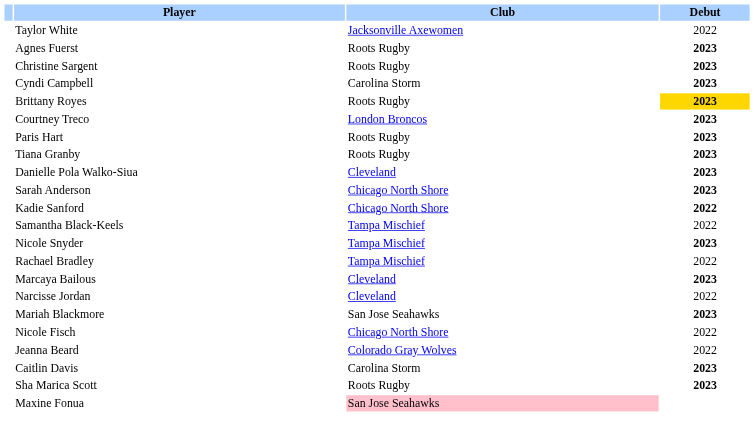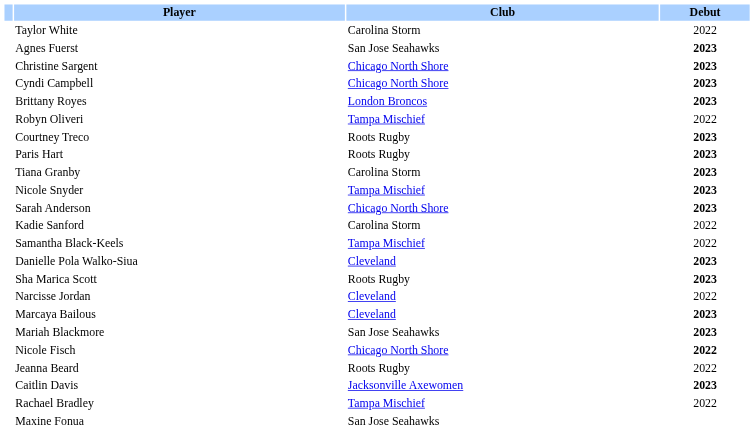(406, 30) Jacksonville Axewomen -> (384, 30) Carolina Storm
(379, 48) Roots Rugby -> (394, 48) San Jose Seahawks
(379, 66) Roots Rugby -> (398, 66) Chicago North Shore
(384, 83) Carolina Storm -> (398, 83) Chicago North Shore
(379, 101) Roots Rugby -> (387, 101) London Broncos
(705, 101) gold background -> (705, 101) no background
+ row: (49, 119)
(387, 119) London Broncos -> (379, 137) Roots Rugby
(379, 154) Roots Rugby -> (384, 172) Carolina Storm
rows swapped: (49, 243) <-> (76, 172)
(398, 208) Chicago North Shore -> (384, 225) Carolina Storm
(705, 208) bold -> (705, 225) normal
rows swapped: (56, 385) <-> (55, 261)
rows swapped: (53, 296) <-> (56, 279)
(705, 332) normal -> (705, 350) bold
(402, 350) Colorado Gray Wolves -> (379, 367) Roots Rugby
(384, 367) Carolina Storm -> (406, 385) Jacksonville Axewomen
(394, 403) pink background -> (394, 421) no background
